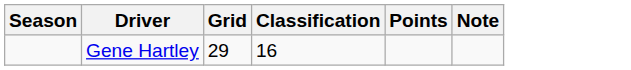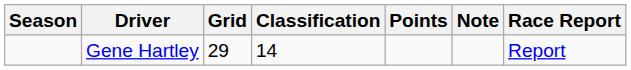+ column: (564, 20)
(267, 50) 16 -> (267, 50) 14
